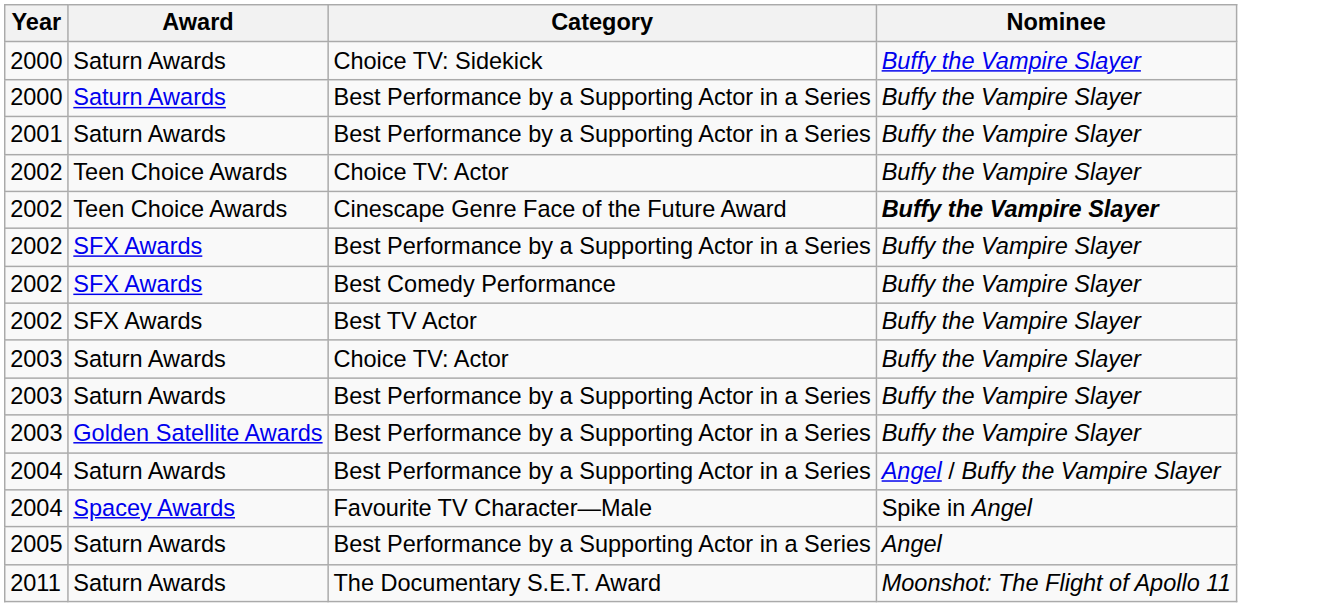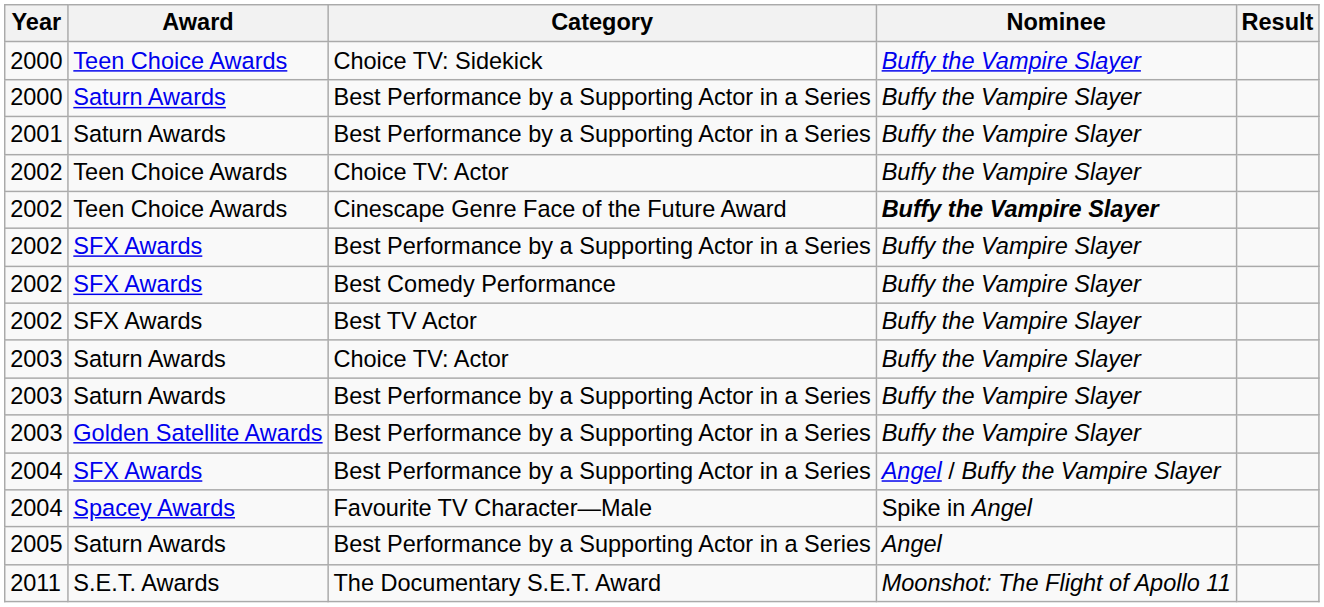+ column: (1278, 23)
(150, 60) Saturn Awards -> (180, 60) Teen Choice Awards
(150, 470) Saturn Awards -> (138, 470) SFX Awards
(150, 582) Saturn Awards -> (146, 582) S.E.T. Awards
